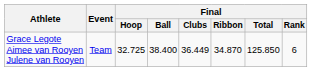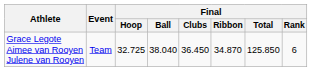(163, 50) 38.400 -> (163, 50) 38.040
(195, 50) 36.449 -> (195, 50) 36.450
